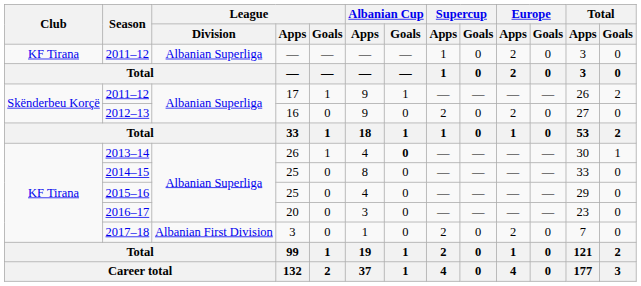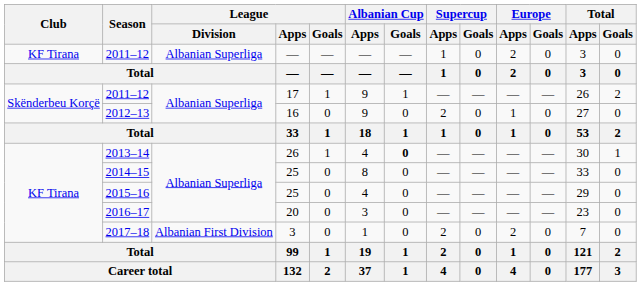(513, 113) 2 -> (513, 113) 1
